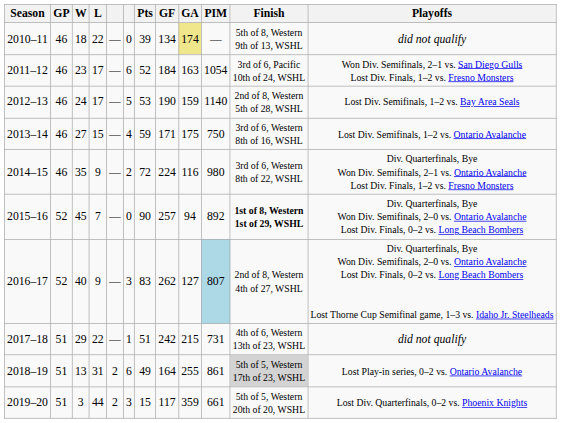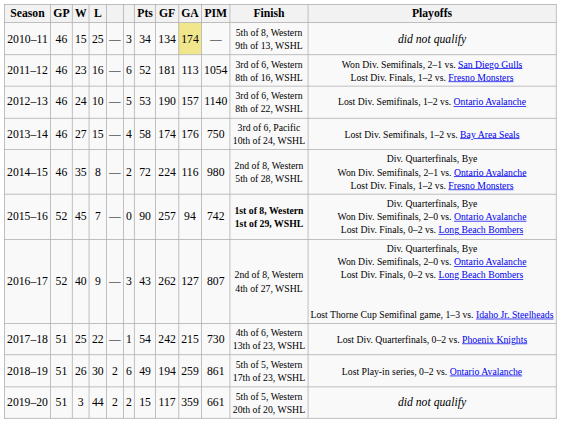(81, 38) 18 -> (81, 38) 15
(98, 38) 22 -> (98, 38) 25
(129, 38) 0 -> (129, 38) 3
(145, 38) 39 -> (145, 38) 34
(98, 70) 17 -> (98, 70) 16
(167, 70) 184 -> (167, 70) 181
(190, 70) 163 -> (190, 70) 113
(269, 71) 3rd of 6, Pacific 10th of 24, WSHL -> (269, 71) 3rd of 6, Western 8th of 16, WSHL
(98, 102) 17 -> (98, 102) 10
(190, 102) 159 -> (190, 102) 157
(269, 102) 2nd of 8, Western 5th of 28, WSHL -> (269, 102) 3rd of 6, Western 8th of 22, WSHL
(432, 102) Lost Div. Semifinals, 1–2 vs. Bay Area Seals -> (432, 102) Lost Div. Semifinals, 1–2 vs. Ontario Avalanche
(145, 133) 59 -> (145, 133) 58
(167, 133) 171 -> (167, 133) 174
(190, 133) 175 -> (190, 133) 176
(269, 134) 3rd of 6, Western 8th of 16, WSHL -> (269, 134) 3rd of 6, Pacific 10th of 24, WSHL
(432, 134) Lost Div. Semifinals, 1–2 vs. Ontario Avalanche -> (432, 134) Lost Div. Semifinals, 1–2 vs. Bay Area Seals
(98, 172) 9 -> (98, 172) 8
(269, 172) 3rd of 6, Western 8th of 22, WSHL -> (269, 172) 2nd of 8, Western 5th of 28, WSHL
(216, 216) 892 -> (216, 216) 742
(145, 281) 83 -> (145, 281) 43
(216, 281) lightblue background -> (216, 281) no background
(81, 339) 29 -> (81, 339) 25
(145, 339) 51 -> (145, 339) 54
(216, 339) 731 -> (216, 339) 730
(432, 339) did not qualify -> (432, 340) Lost Div. Quarterfinals, 0–2 vs. Phoenix Knights
(81, 371) 13 -> (81, 371) 26
(98, 371) 31 -> (98, 371) 30
(167, 371) 164 -> (167, 371) 194
(190, 371) 255 -> (190, 371) 259
(269, 371) lightgrey background -> (269, 371) no background
(129, 402) 3 -> (129, 402) 2
(432, 403) Lost Div. Quarterfinals, 0–2 vs. Phoenix Knights -> (432, 402) did not qualify
